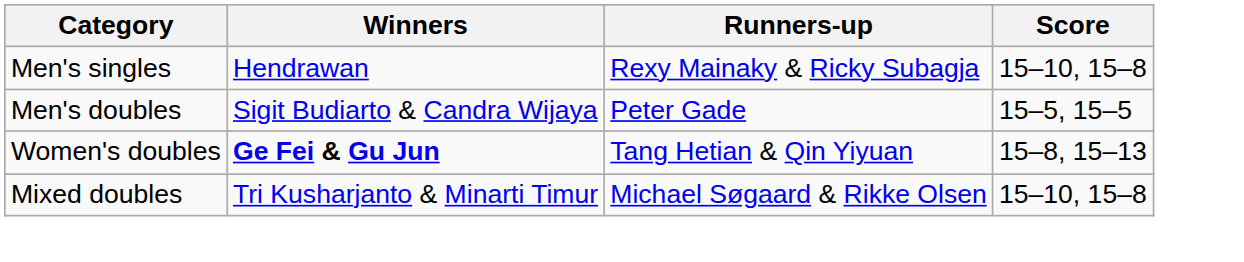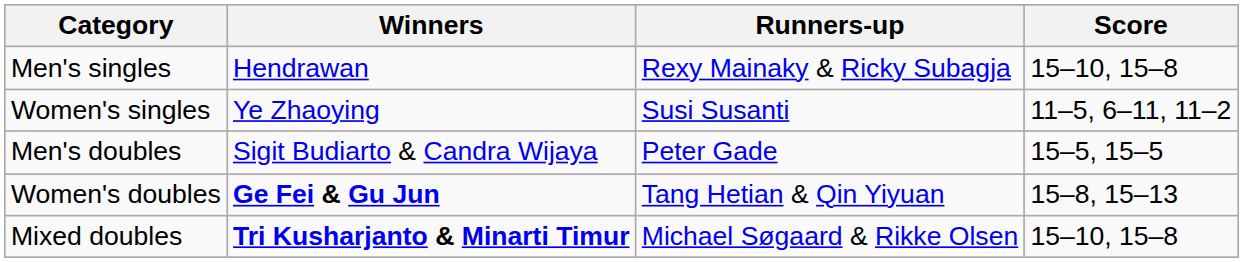+ row: (111, 109)
(416, 194) normal -> (431, 236) bold
